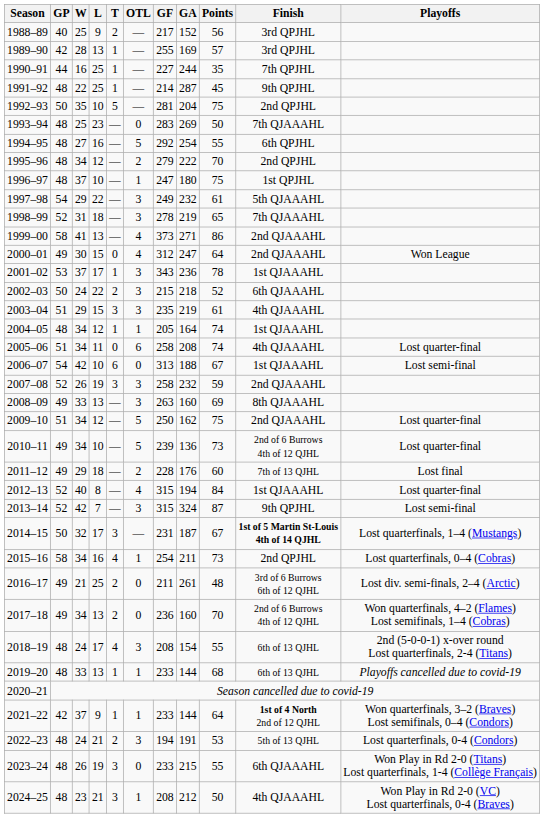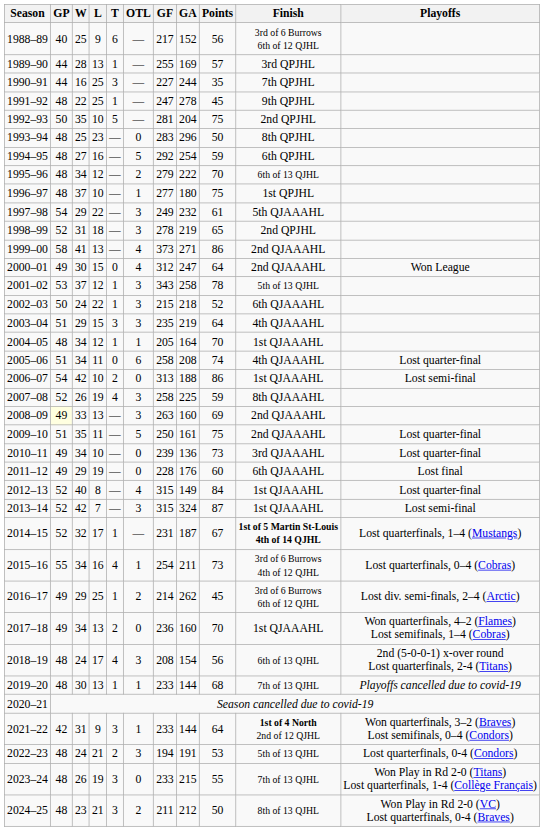(115, 32) 2 -> (115, 38) 6
(288, 32) 3rd QPJHL -> (288, 39) 3rd of 6 Burrows 6th of 12 QJHL
(61, 50) 42 -> (61, 63) 44
(115, 69) 1 -> (115, 82) 3
(165, 87) 214 -> (165, 100) 247
(188, 87) 287 -> (188, 100) 278
(188, 124) 269 -> (188, 138) 296
(288, 124) 7th QJAAAHL -> (288, 138) 8th QPJHL
(218, 143) 55 -> (218, 156) 59
(288, 161) 2nd QPJHL -> (288, 175) 6th of 13 QJHL
(165, 180) 247 -> (165, 193) 277
(288, 217) 7th QJAAAHL -> (288, 230) 2nd QPJHL
(98, 273) 17 -> (98, 286) 12
(188, 273) 236 -> (188, 286) 258
(288, 273) 1st QJAAAHL -> (288, 286) 5th of 13 QJHL
(115, 291) 2 -> (115, 304) 1
(218, 310) 61 -> (218, 323) 64
(218, 328) 74 -> (218, 341) 70
(115, 365) 6 -> (115, 378) 2
(218, 365) 67 -> (218, 378) 86
(115, 384) 3 -> (115, 397) 4
(188, 384) 232 -> (188, 397) 225
(288, 384) 2nd QJAAAHL -> (288, 397) 8th QJAAAHL
(61, 402) no background -> (61, 415) lightyellow background
(288, 402) 8th QJAAAHL -> (288, 415) 2nd QJAAAHL
(81, 421) 34 -> (81, 434) 35
(98, 421) 12 -> (98, 434) 11
(188, 421) 162 -> (188, 434) 161
(138, 446) 5 -> (138, 452) 0
(288, 447) 2nd of 6 Burrows 4th of 12 QJHL -> (288, 452) 3rd QJAAAHL
(98, 471) 18 -> (98, 471) 19
(138, 471) 2 -> (138, 471) 0
(288, 472) 7th of 13 QJHL -> (288, 471) 6th QJAAAHL
(188, 489) 194 -> (188, 489) 149
(288, 508) 9th QPJHL -> (288, 508) 1st QJAAAHL
(61, 533) 50 -> (61, 533) 52
(115, 533) 3 -> (115, 533) 1
(61, 558) 58 -> (61, 565) 55
(288, 558) 2nd QPJHL -> (288, 566) 3rd of 6 Burrows 4th of 12 QJHL
(81, 583) 21 -> (81, 596) 29
(115, 583) 2 -> (115, 596) 1
(138, 583) 0 -> (138, 596) 2
(165, 583) 211 -> (165, 596) 214
(188, 583) 261 -> (188, 596) 262
(218, 583) 48 -> (218, 596) 45
(288, 616) 2nd of 6 Burrows 4th of 12 QJHL -> (288, 628) 1st QJAAAHL
(218, 647) 55 -> (218, 660) 56
(81, 672) 33 -> (81, 685) 30
(288, 672) 6th of 13 QJHL -> (288, 686) 7th of 13 QJHL
(81, 715) 37 -> (81, 728) 31
(115, 715) 1 -> (115, 728) 3
(288, 766) 6th QJAAAHL -> (288, 779) 7th of 13 QJHL
(138, 797) 1 -> (138, 810) 2
(165, 797) 208 -> (165, 810) 211
(288, 797) 4th QJAAAHL -> (288, 811) 8th of 13 QJHL
